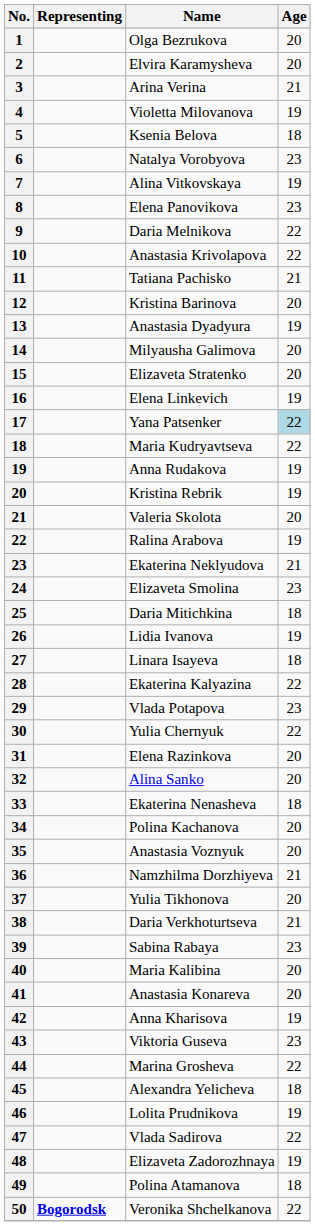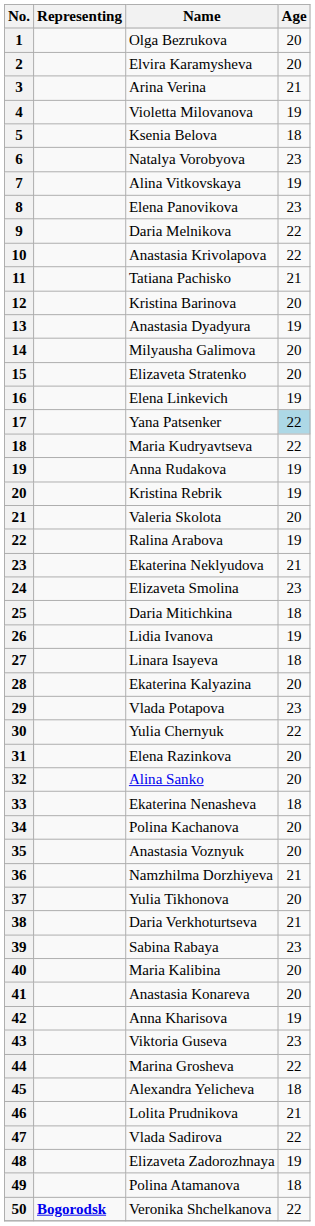(294, 684) 22 -> (294, 684) 20
(294, 1113) 19 -> (294, 1113) 21
